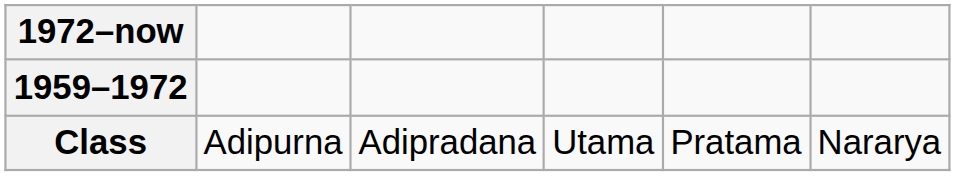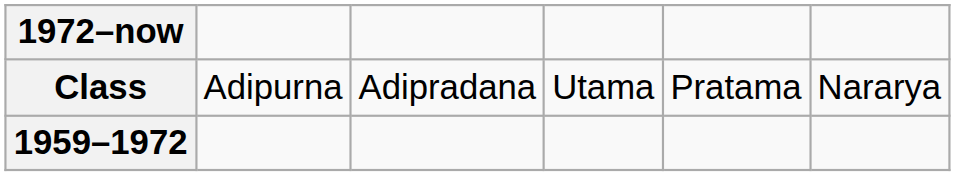rows swapped: (101, 87) <-> (101, 142)
